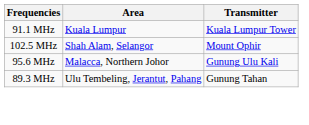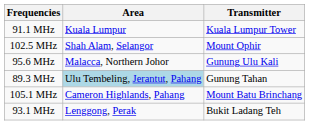(133, 78) no background -> (133, 78) lightblue background
+ row: (33, 95)
+ row: (33, 111)
